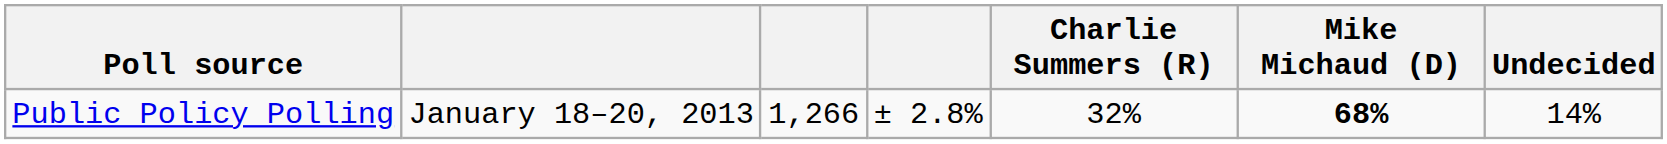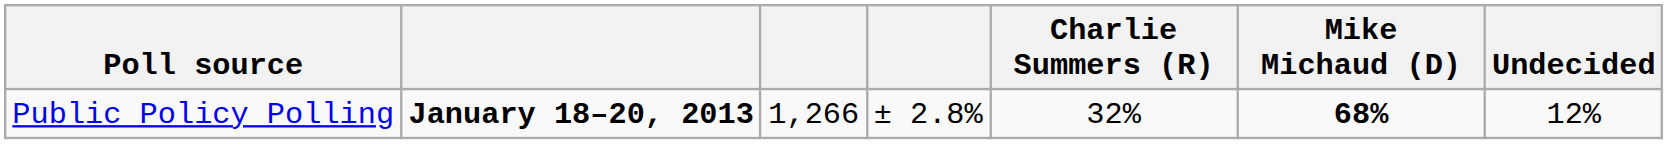(581, 114) normal -> (581, 114) bold
(1574, 114) 14% -> (1574, 114) 12%
